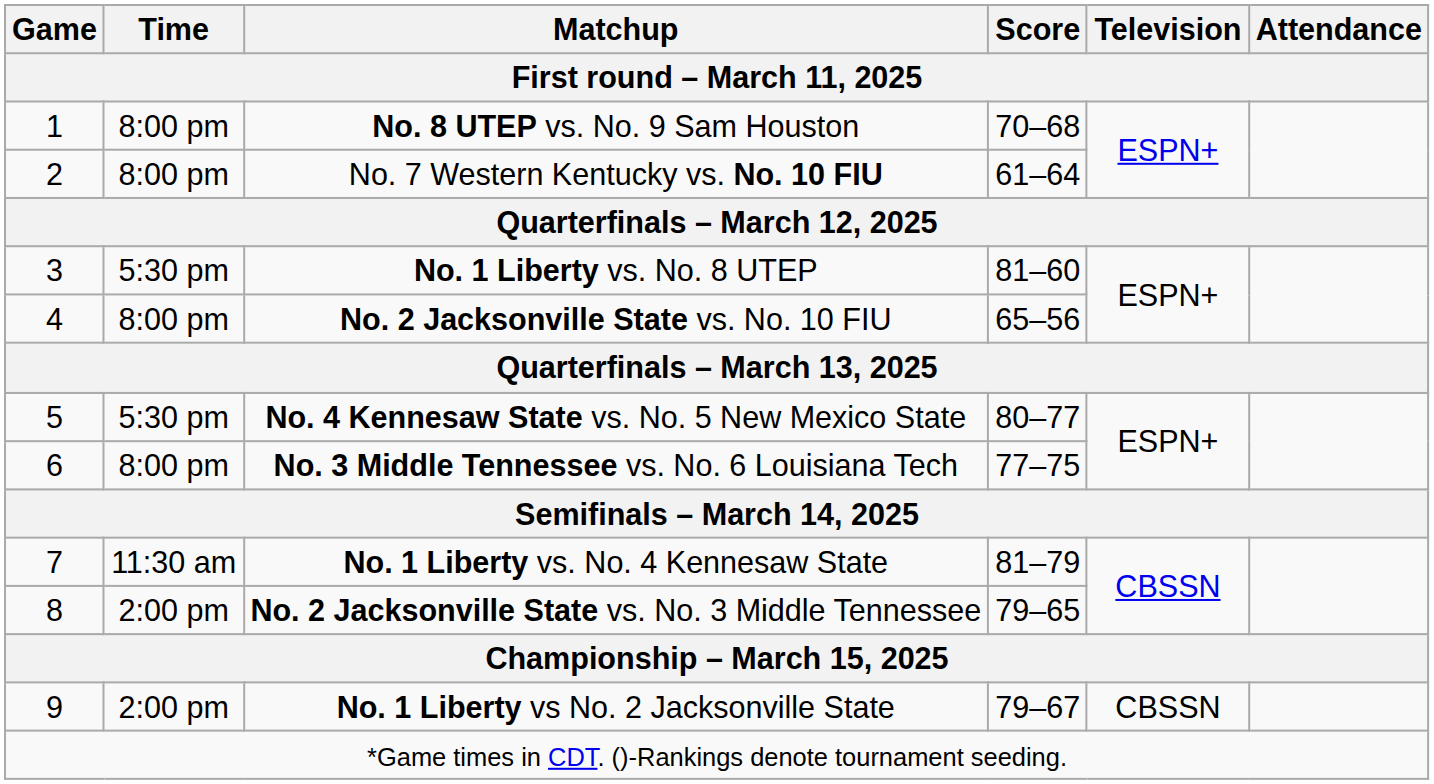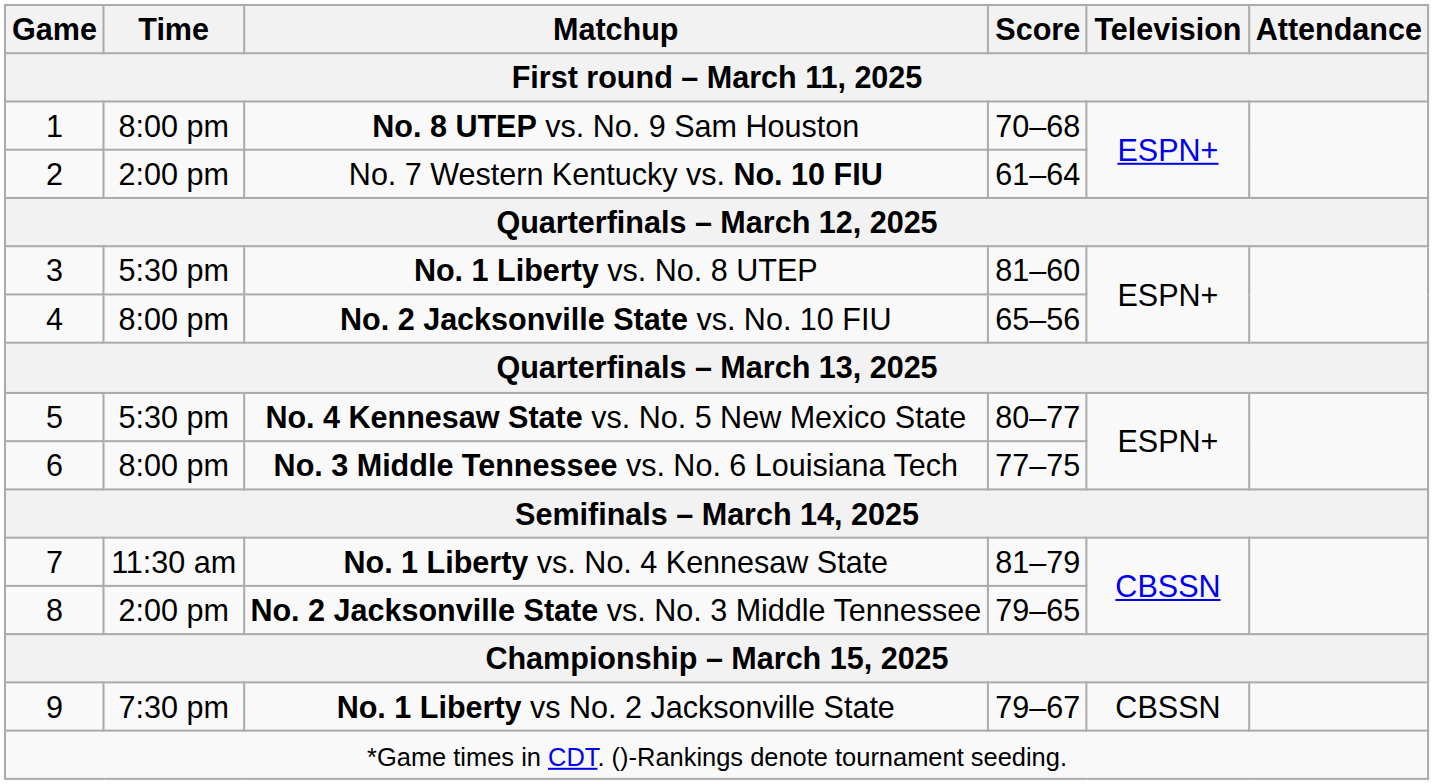(174, 174) 8:00 pm -> (174, 174) 2:00 pm
(174, 706) 2:00 pm -> (174, 706) 7:30 pm
